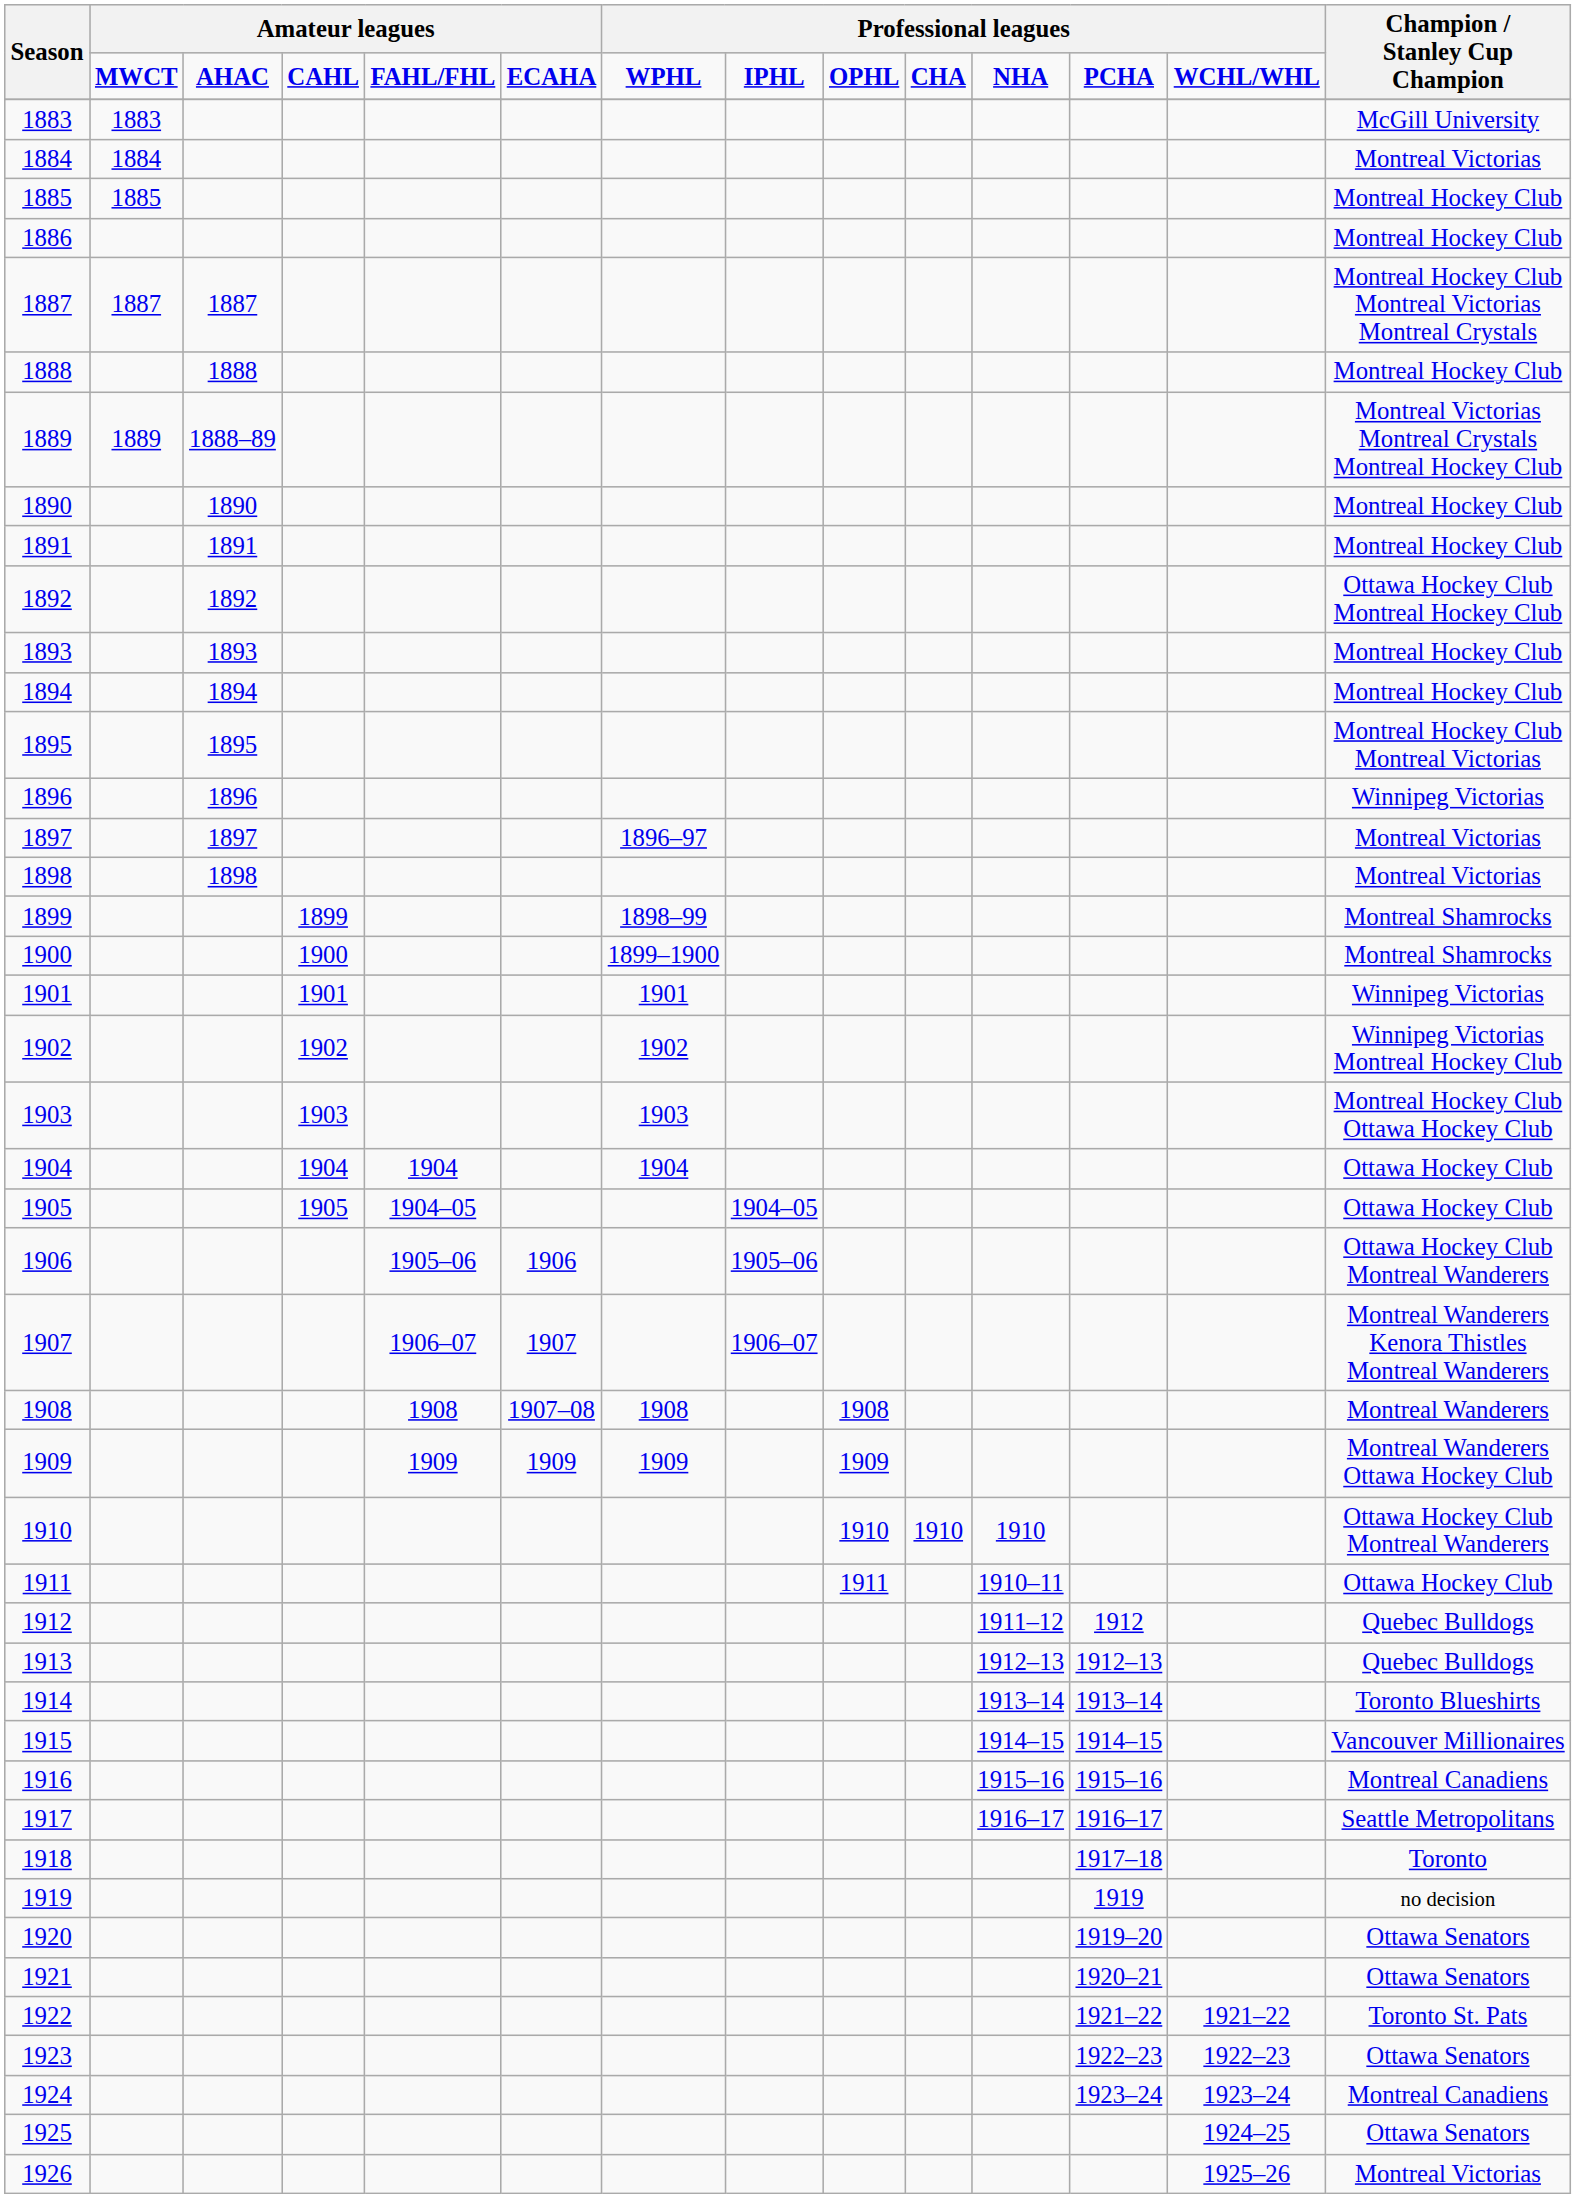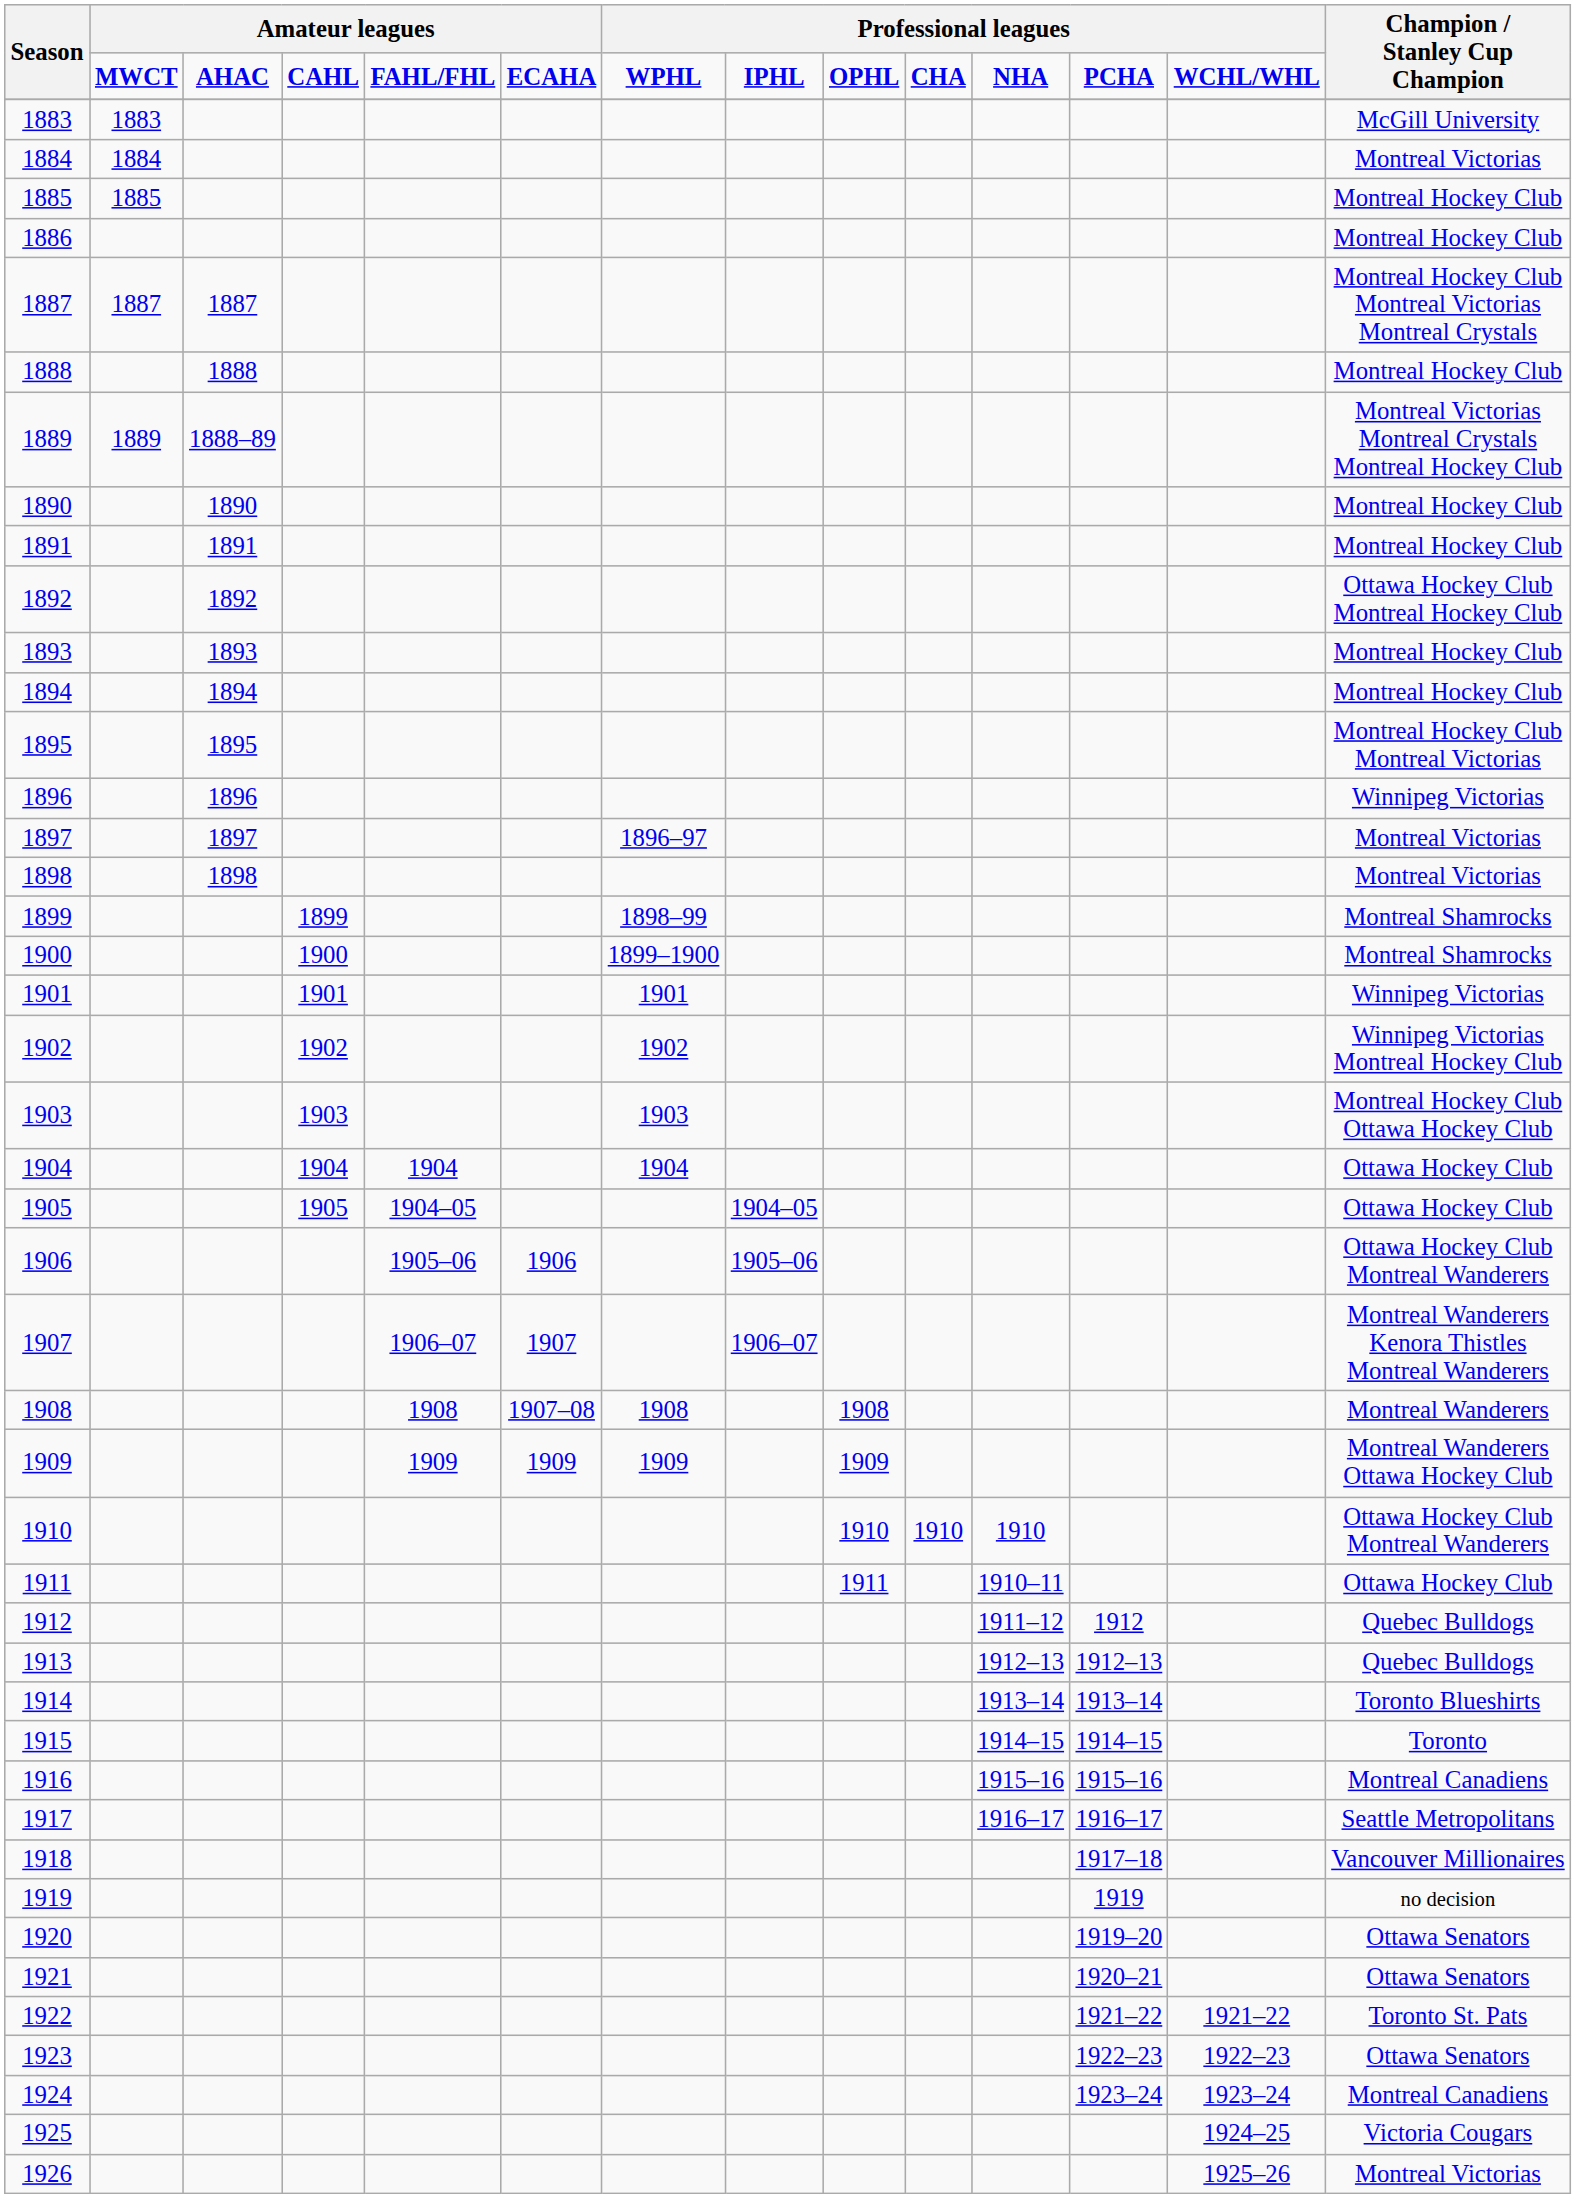(1448, 1740) Vancouver Millionaires -> (1448, 1740) Toronto
(1448, 1858) Toronto -> (1448, 1858) Vancouver Millionaires
(1448, 2133) Ottawa Senators -> (1448, 2133) Victoria Cougars
